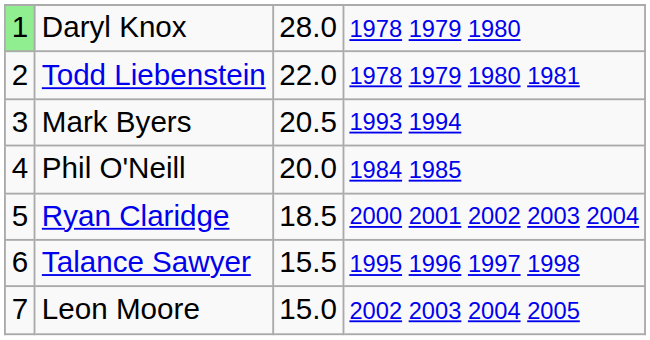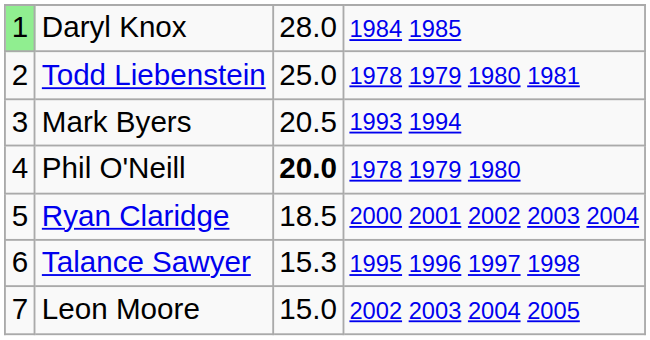(435, 28) 1978 1979 1980 -> (405, 28) 1984 1985
(308, 74) 22.0 -> (308, 74) 25.0
(308, 168) normal -> (308, 168) bold
(405, 169) 1984 1985 -> (435, 169) 1978 1979 1980
(308, 262) 15.5 -> (308, 262) 15.3
